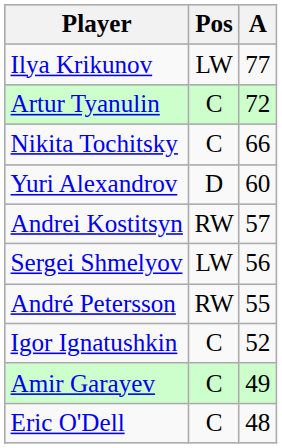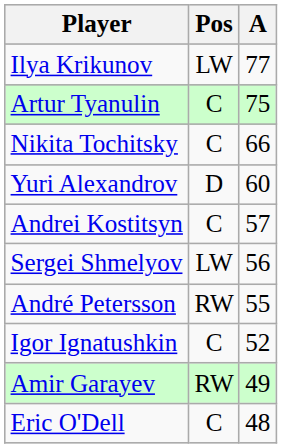(258, 104) 72 -> (258, 104) 75
(214, 223) RW -> (214, 223) C
(214, 382) C -> (214, 382) RW
